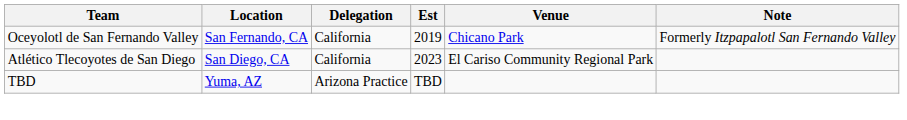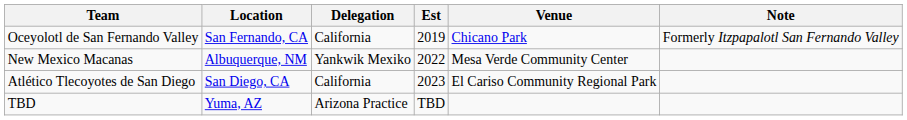+ row: (70, 59)
